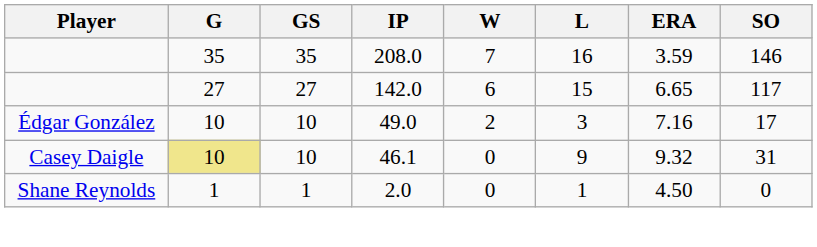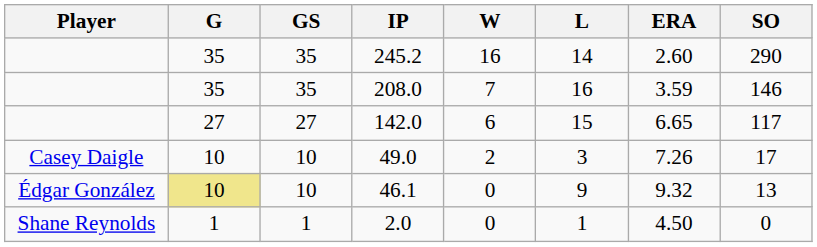+ row: (398, 55)
(86, 122) Édgar González -> (86, 156) Casey Daigle
(674, 122) 7.16 -> (674, 156) 7.26
(86, 156) Casey Daigle -> (86, 190) Édgar González
(766, 156) 31 -> (766, 190) 13
